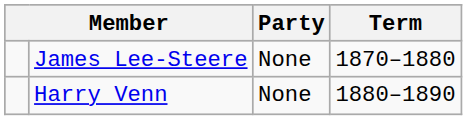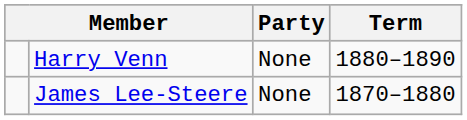rows swapped: (141, 59) <-> (101, 95)
